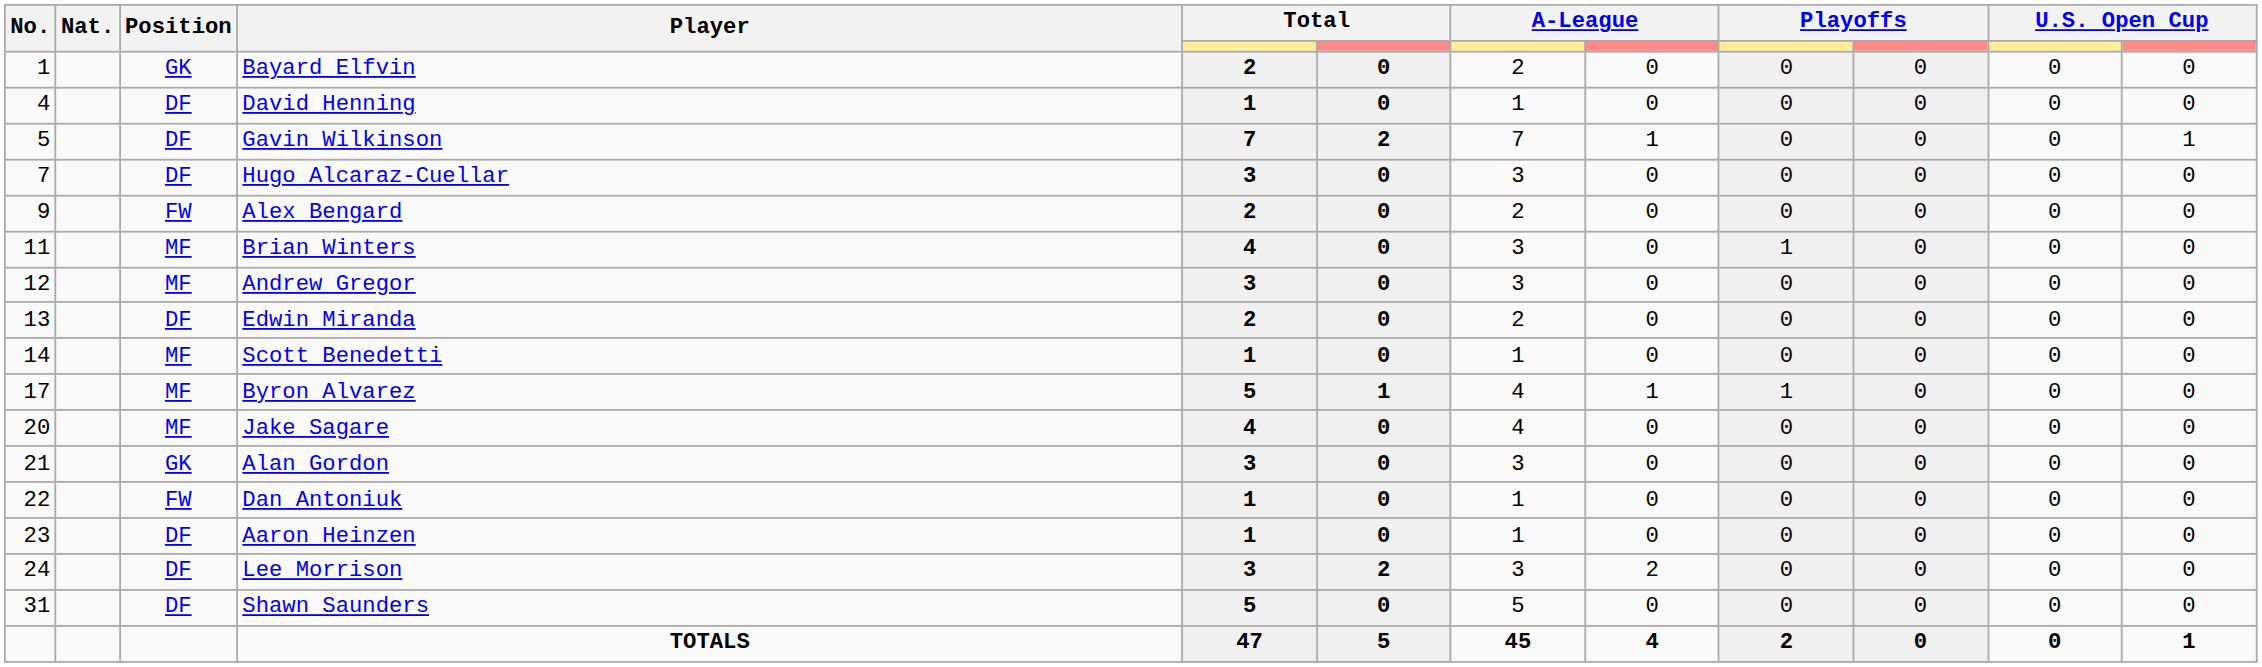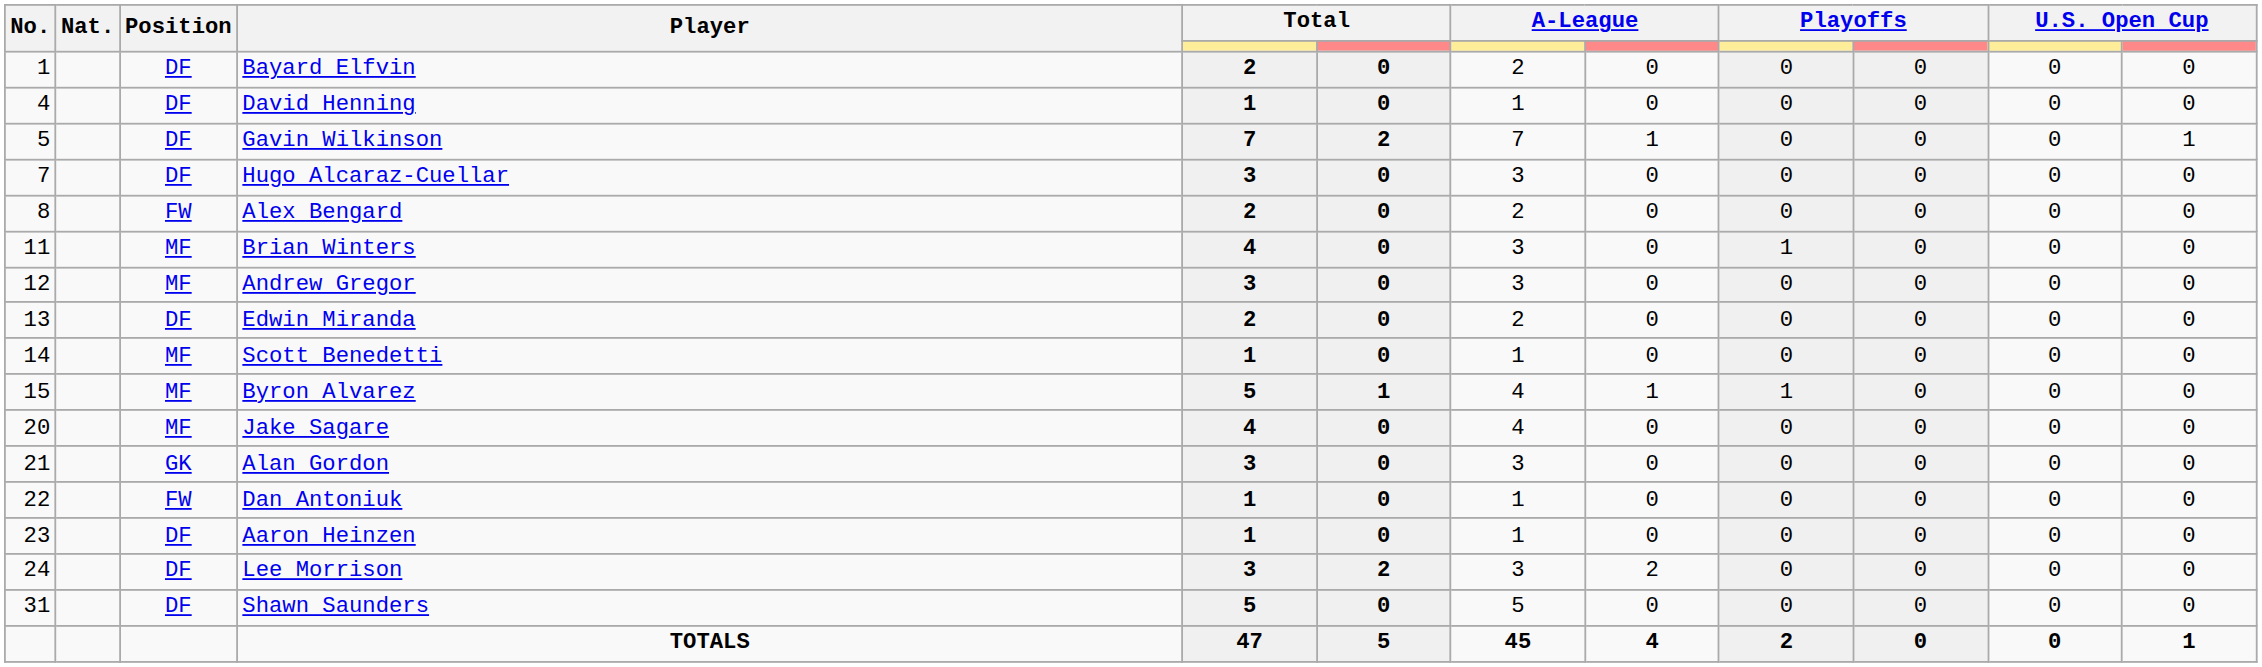(178, 70) GK -> (178, 70) DF
(44, 213) 9 -> (44, 213) 8
(37, 393) 17 -> (37, 393) 15
